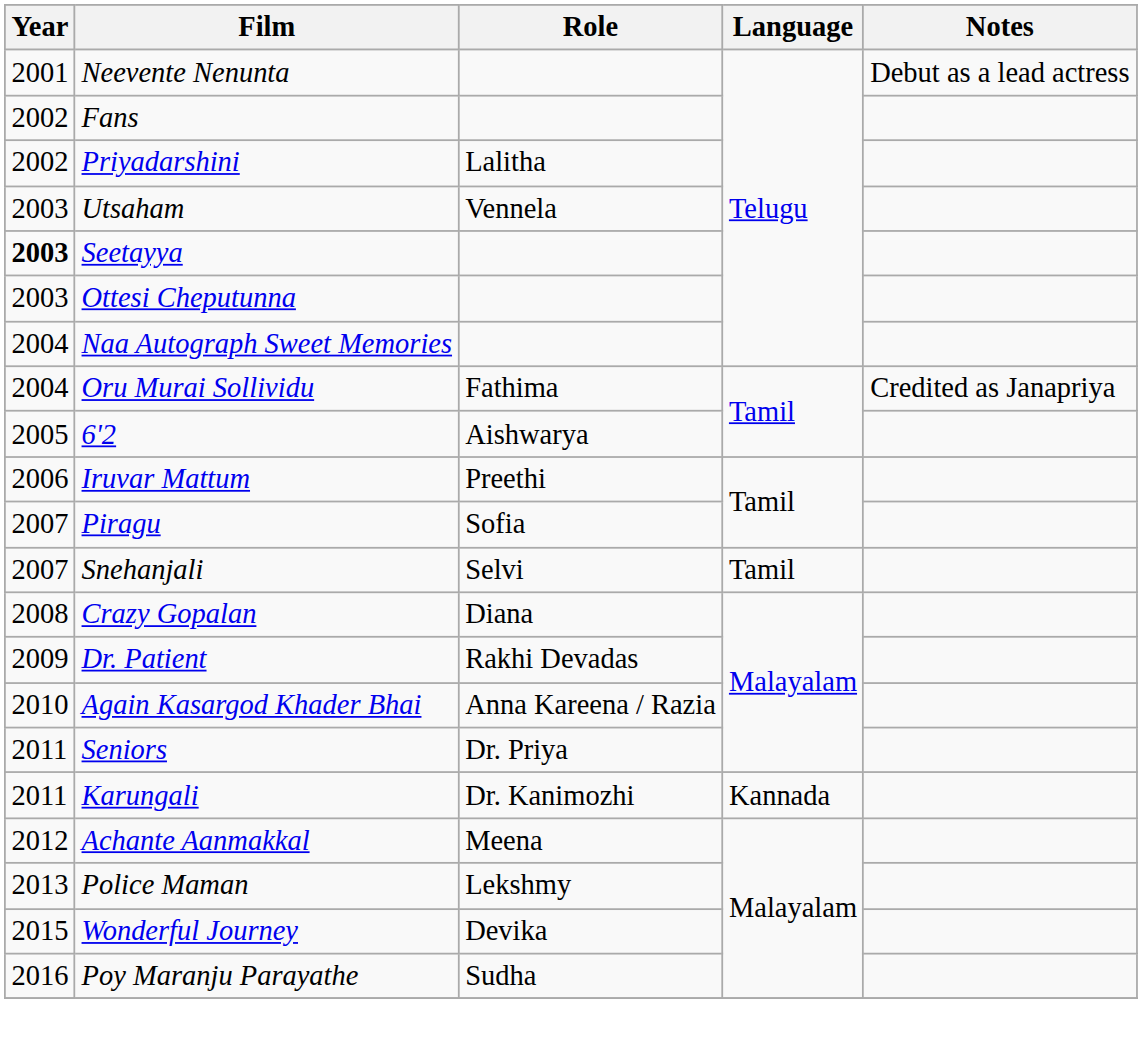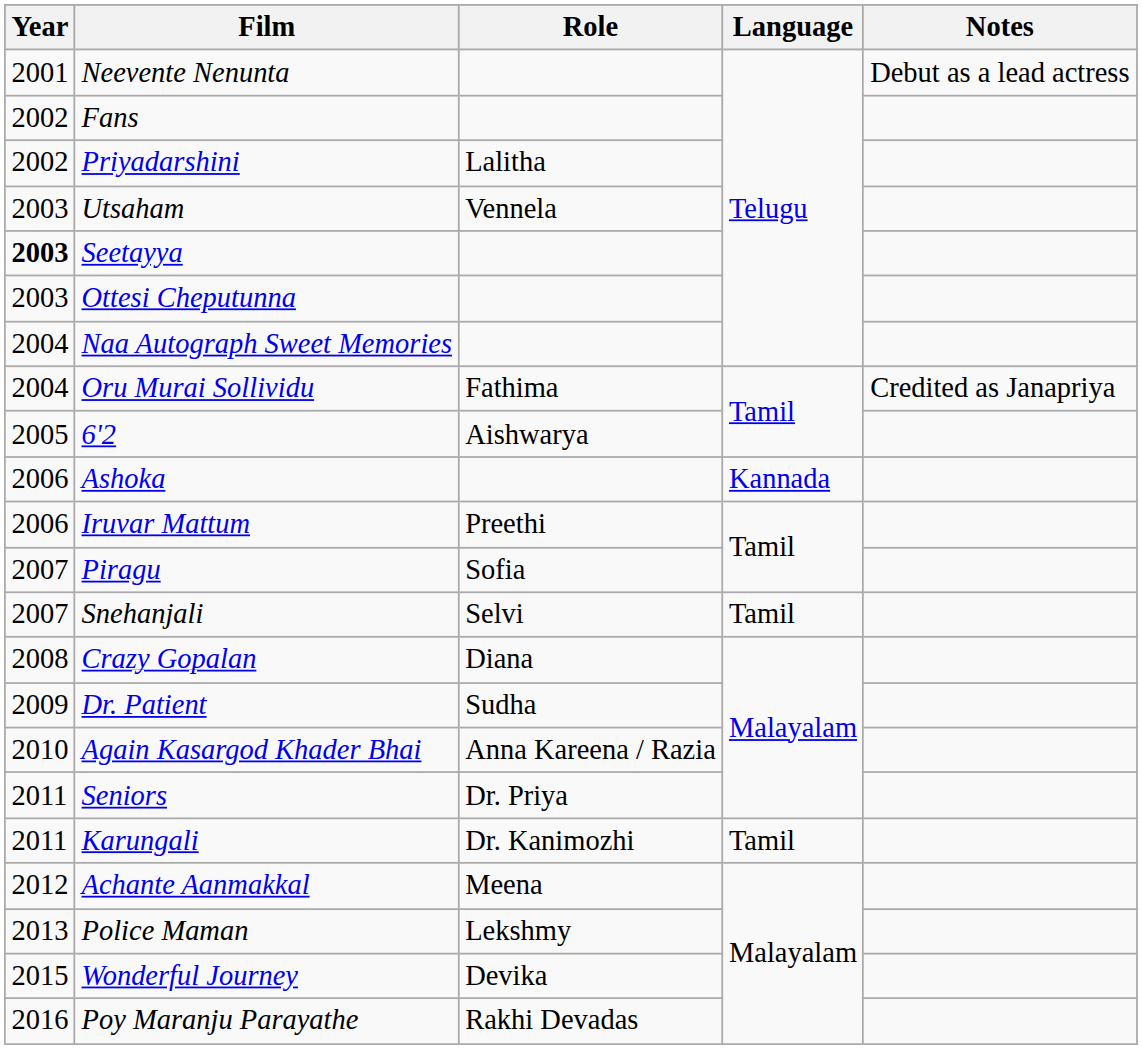+ row: (123, 478)
(552, 659) Rakhi Devadas -> (501, 704) Sudha
(780, 794) Kannada -> (762, 840) Tamil
(501, 975) Sudha -> (552, 1020) Rakhi Devadas
